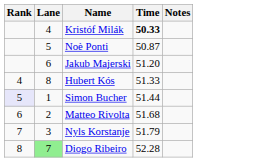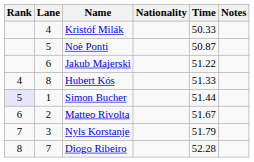+ column: (161, 13)
(148, 30) bold -> (204, 30) normal
(148, 64) 51.20 -> (204, 64) 51.22
(148, 115) 51.68 -> (204, 115) 51.67
(48, 149) lightgreen background -> (48, 149) no background
